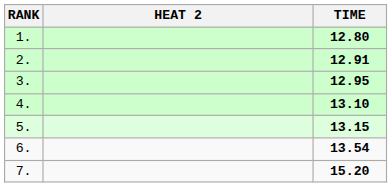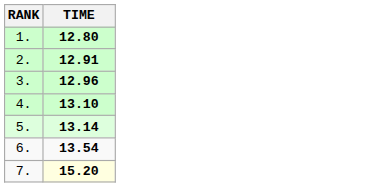- column: (178, 15)
(350, 82) 12.95 -> (79, 82) 12.96
(350, 126) 13.15 -> (79, 126) 13.14
(350, 171) no background -> (79, 171) lightyellow background
